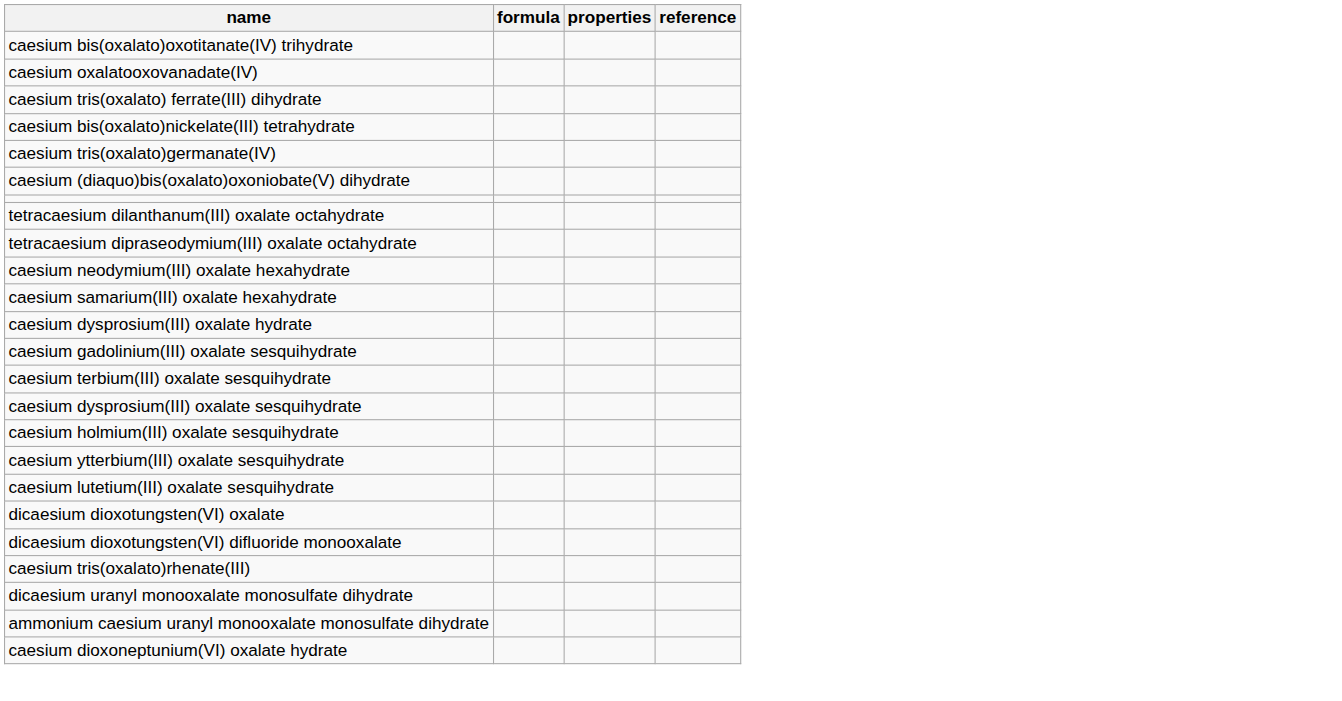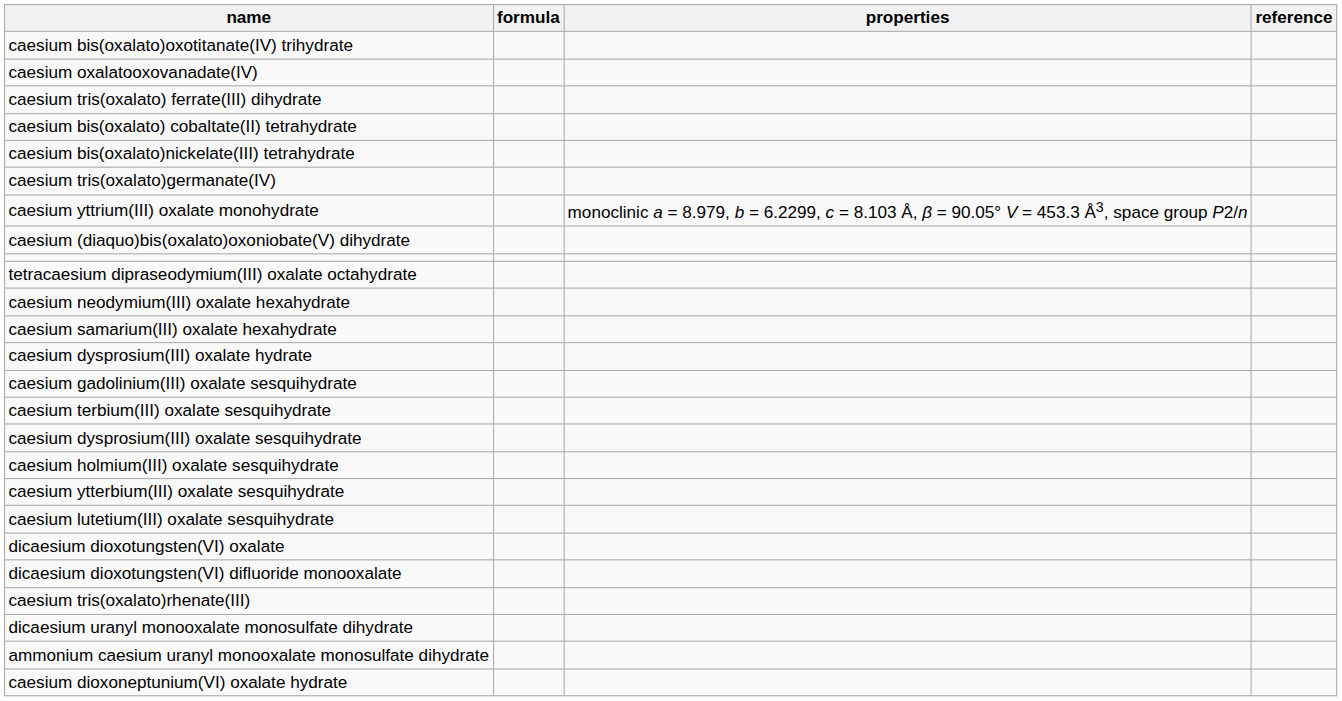+ row: (183, 126)
+ row: (164, 210)
- row: (196, 216)
